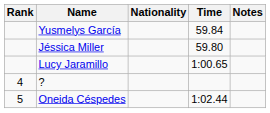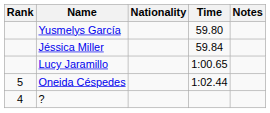(209, 30) 59.84 -> (209, 30) 59.80
(209, 47) 59.80 -> (209, 47) 59.84
rows swapped: (41, 82) <-> (82, 99)
